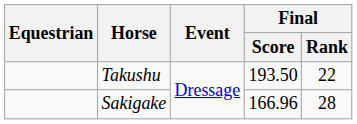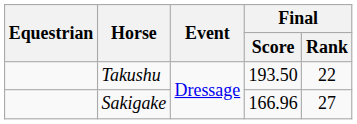(327, 103) 28 -> (327, 103) 27
